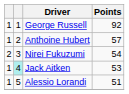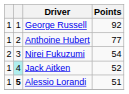(116, 39) 57 -> (116, 39) 77
(116, 68) 53 -> (116, 68) 52
(18, 82) normal -> (18, 82) bold
